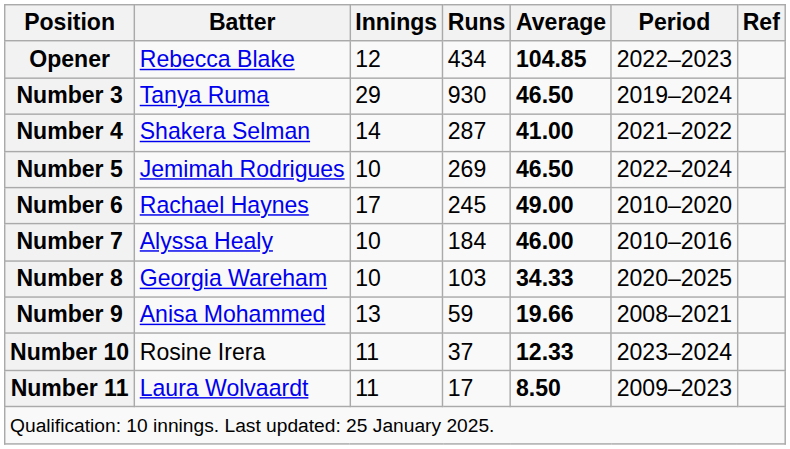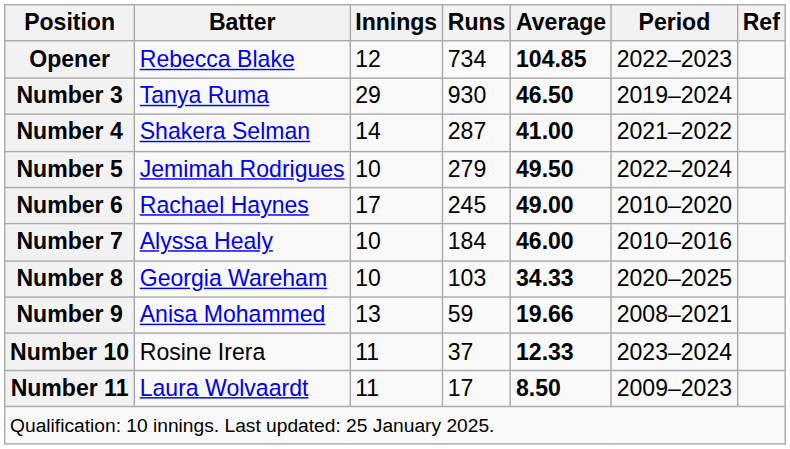(467, 59) 434 -> (467, 59) 734
(467, 168) 269 -> (467, 168) 279
(545, 168) 46.50 -> (545, 168) 49.50
